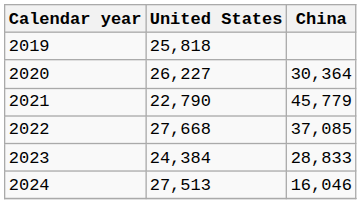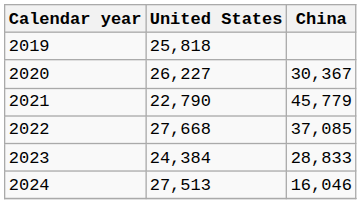(321, 74) 30,364 -> (321, 74) 30,367
